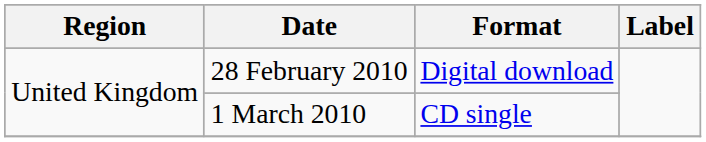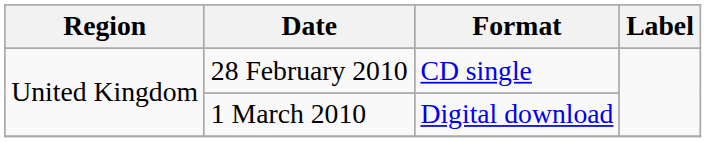(517, 70) Digital download -> (476, 70) CD single
(476, 114) CD single -> (517, 114) Digital download
